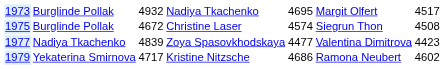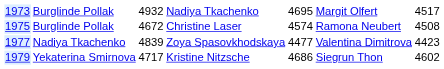(349, 26) Siegrun Thon -> (358, 26) Ramona Neubert
(358, 57) Ramona Neubert -> (349, 57) Siegrun Thon
